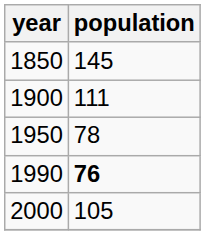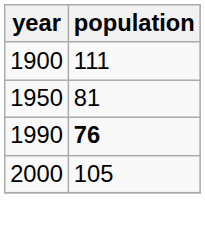- row: (37, 60)
(87, 135) 78 -> (87, 98) 81
